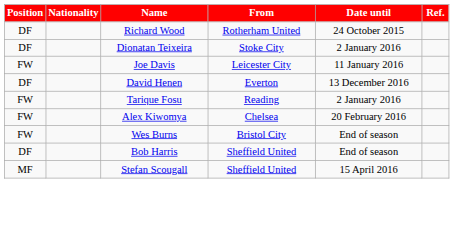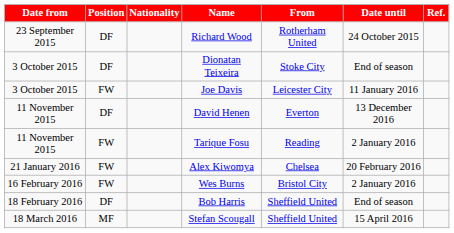+ column: (45, 13)
(369, 48) 2 January 2016 -> (383, 66) End of season
(369, 134) End of season -> (383, 184) 2 January 2016
